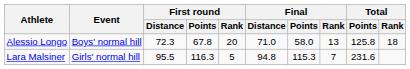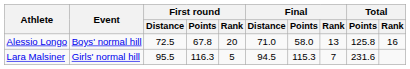(165, 42) 72.3 -> (165, 42) 72.5
(392, 42) 18 -> (392, 42) 16
(267, 57) 94.8 -> (267, 57) 94.5
